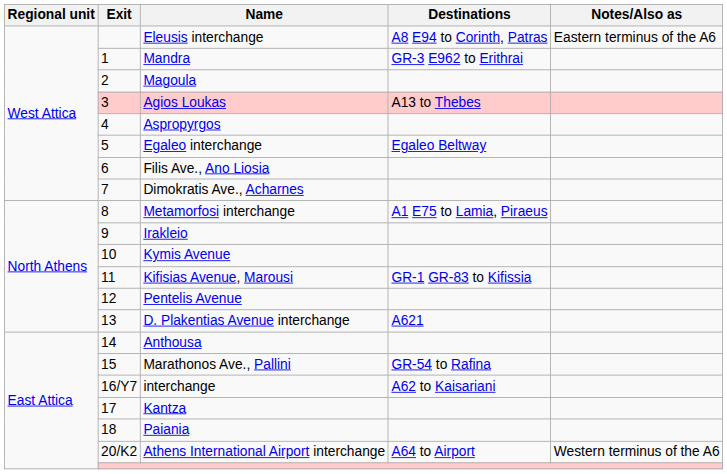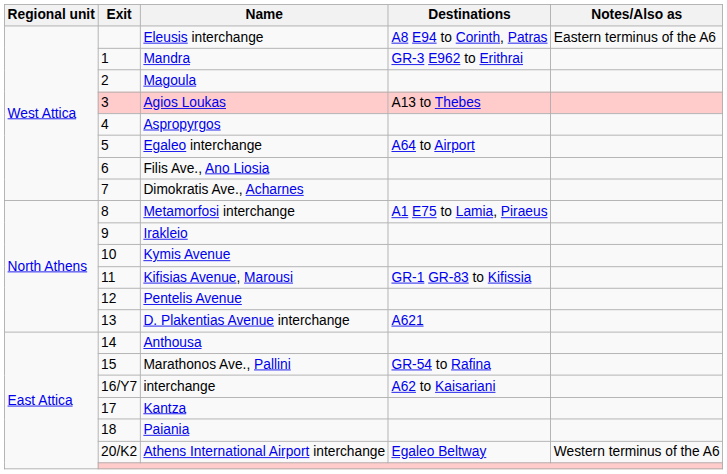(439, 146) Egaleo Beltway -> (433, 146) A64 to Airport
(433, 451) A64 to Airport -> (439, 451) Egaleo Beltway
